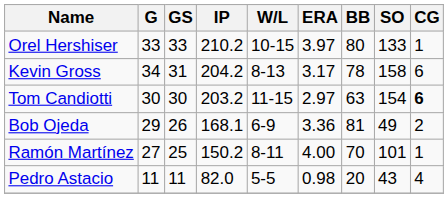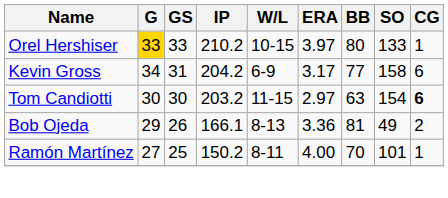(151, 44) no background -> (151, 44) gold background
(268, 71) 8-13 -> (263, 71) 6-9
(355, 71) 78 -> (355, 71) 77
(222, 125) 168.1 -> (222, 125) 166.1
(263, 125) 6-9 -> (268, 125) 8-13
- row: (61, 179)
